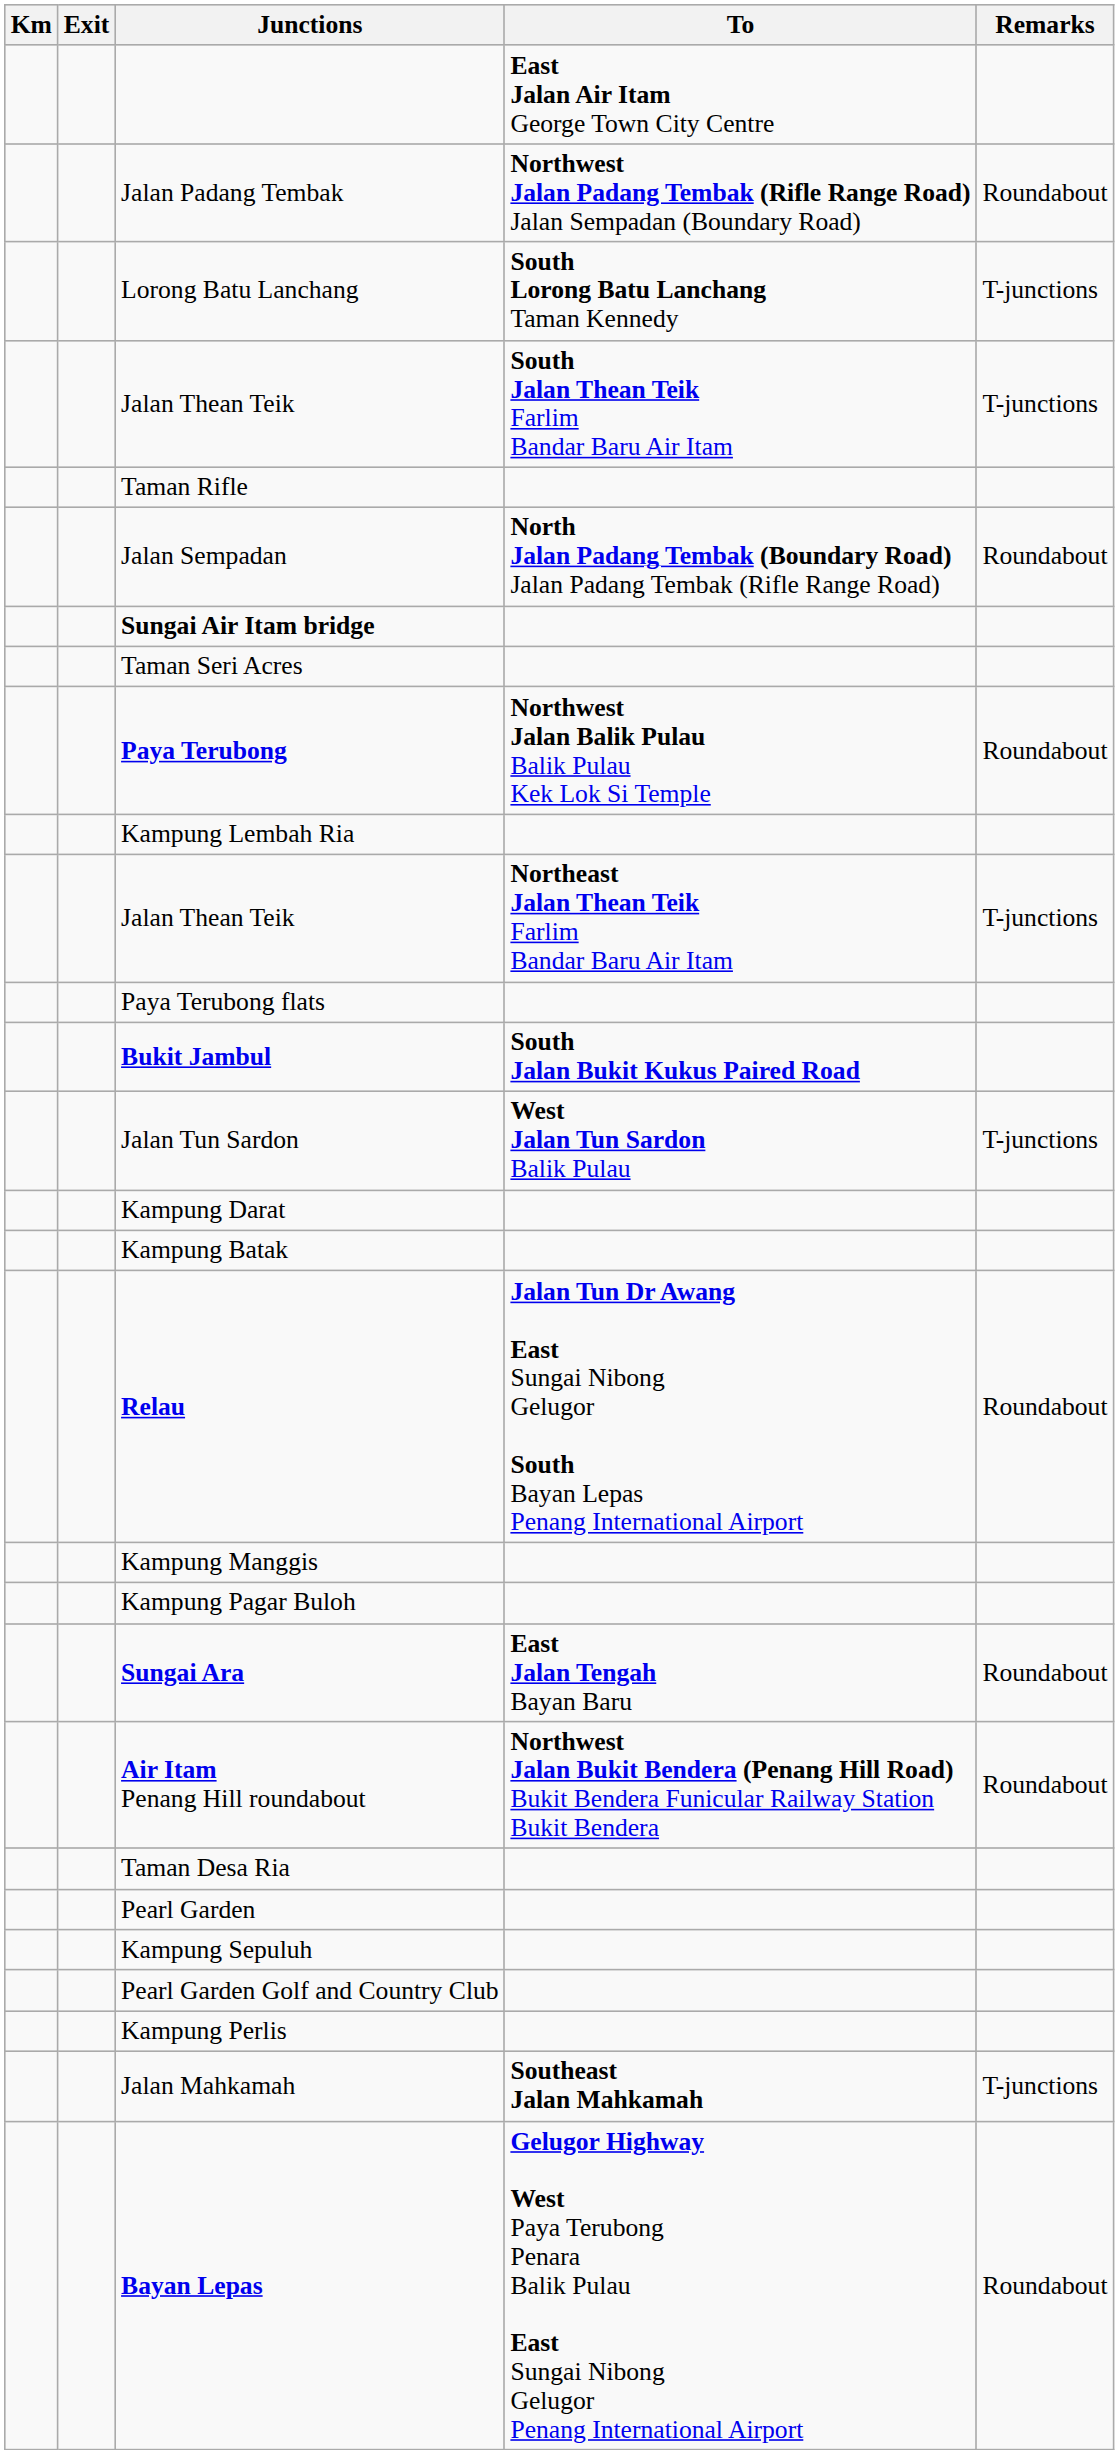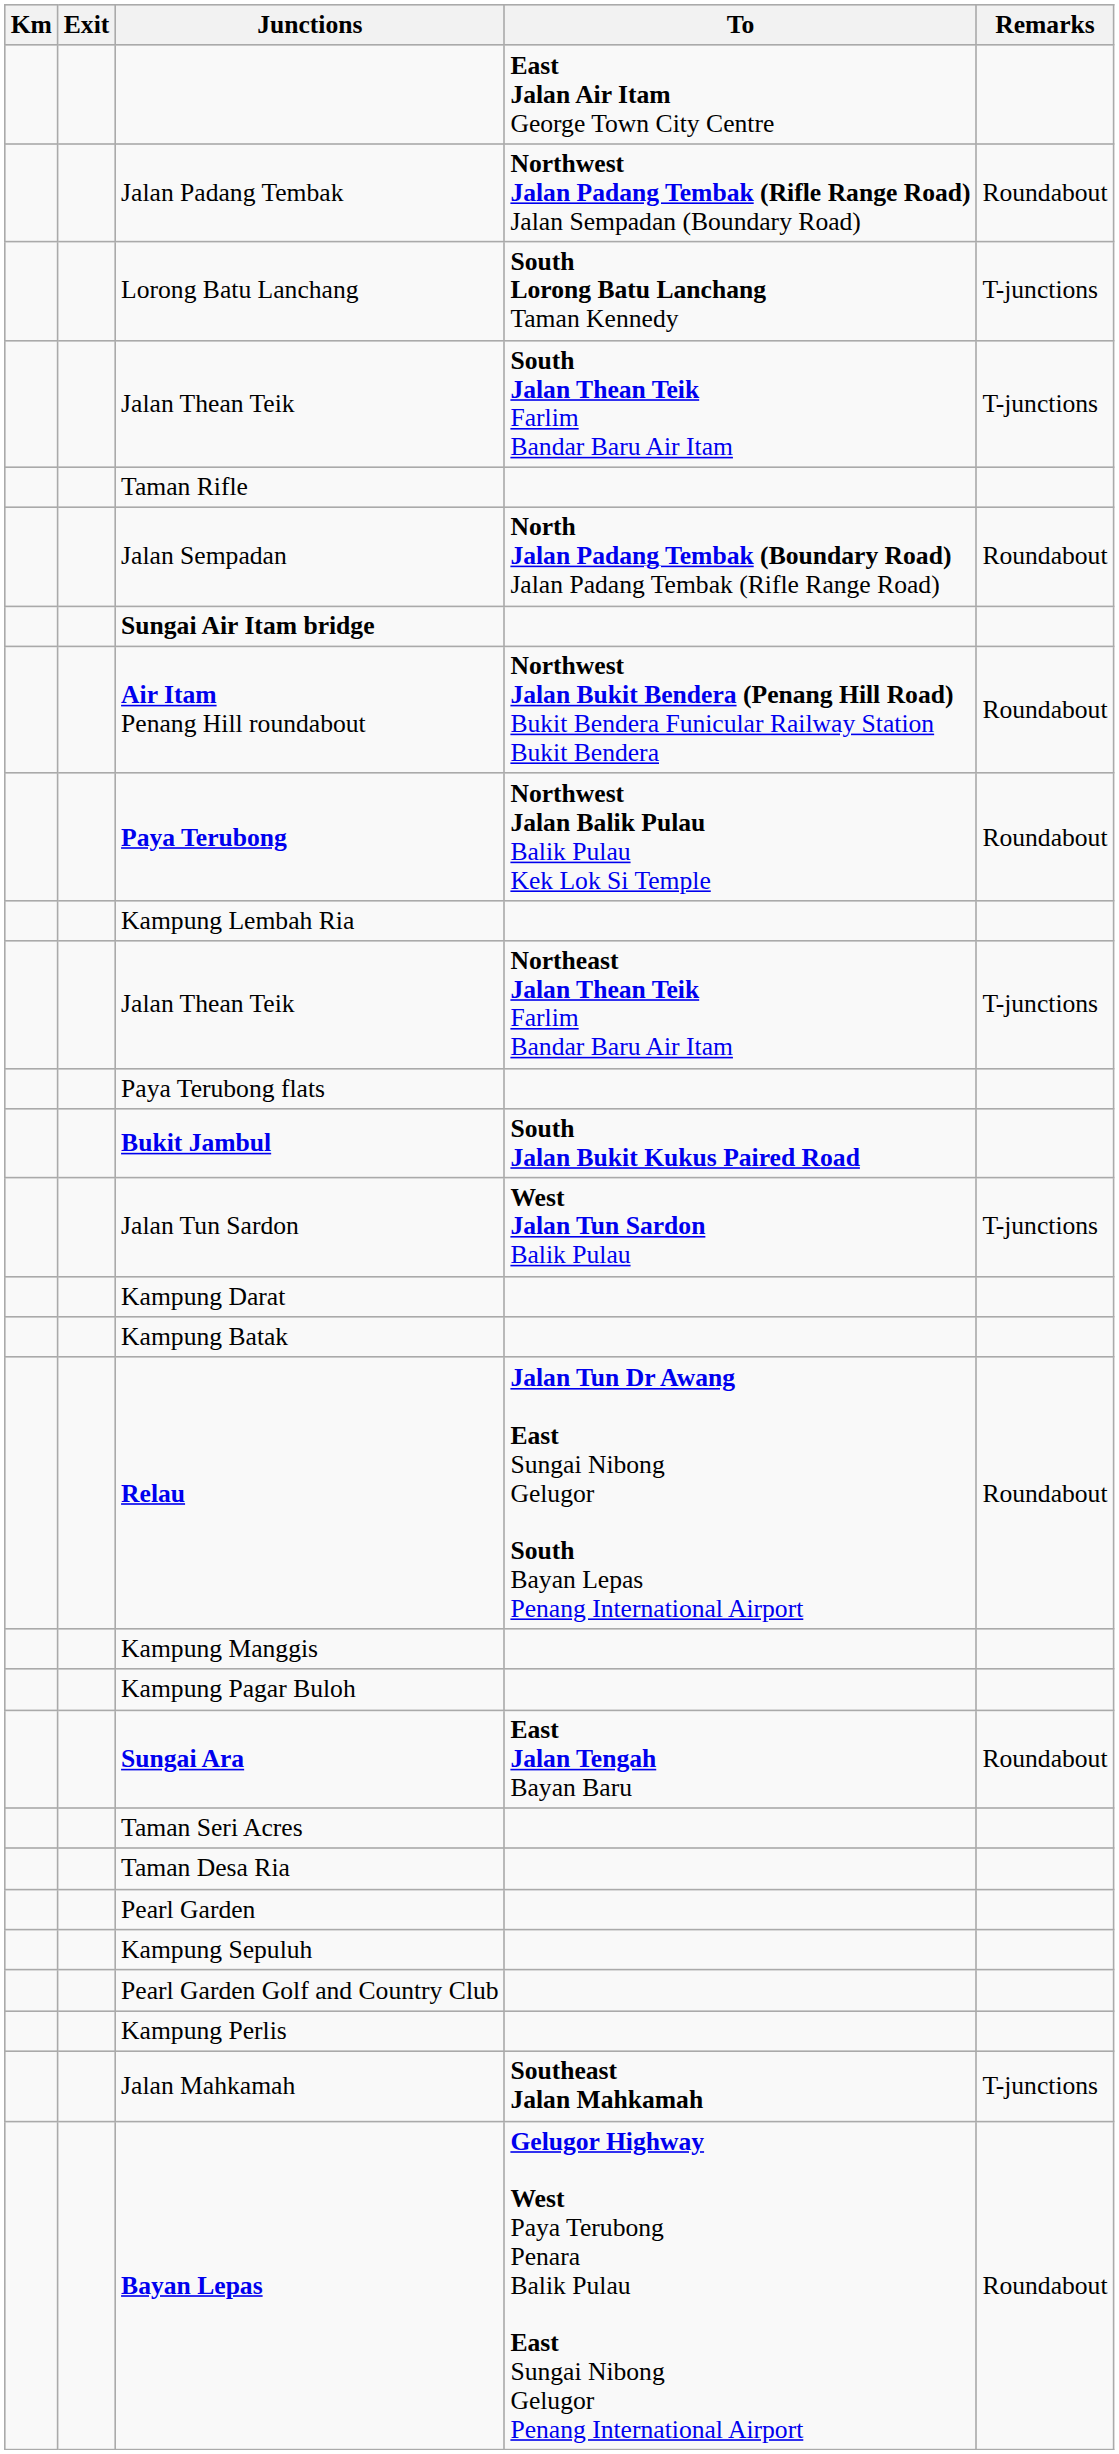rows swapped: (243, 1784) <-> (212, 666)
